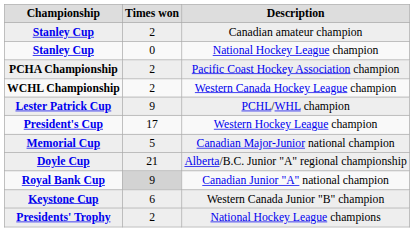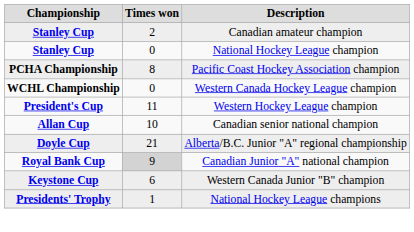(152, 69) 2 -> (152, 69) 8
(152, 87) 2 -> (152, 87) 0
- row: (296, 106)
(152, 124) 17 -> (152, 106) 11
- row: (296, 143)
+ row: (296, 124)
(152, 217) 2 -> (152, 198) 1
